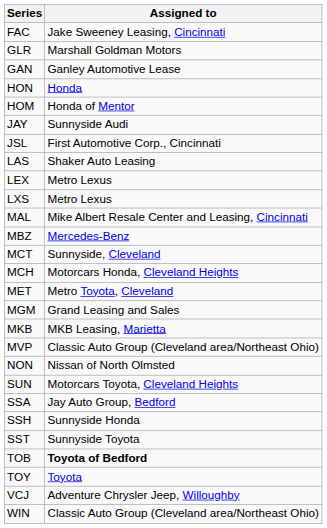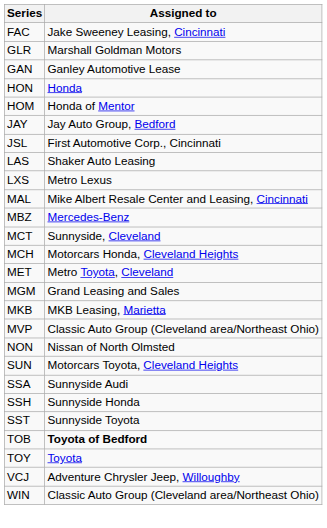(88, 124) Sunnyside Audi -> (111, 124) Jay Auto Group, Bedford
- row: (18, 180)
(111, 402) Jay Auto Group, Bedford -> (88, 384) Sunnyside Audi
